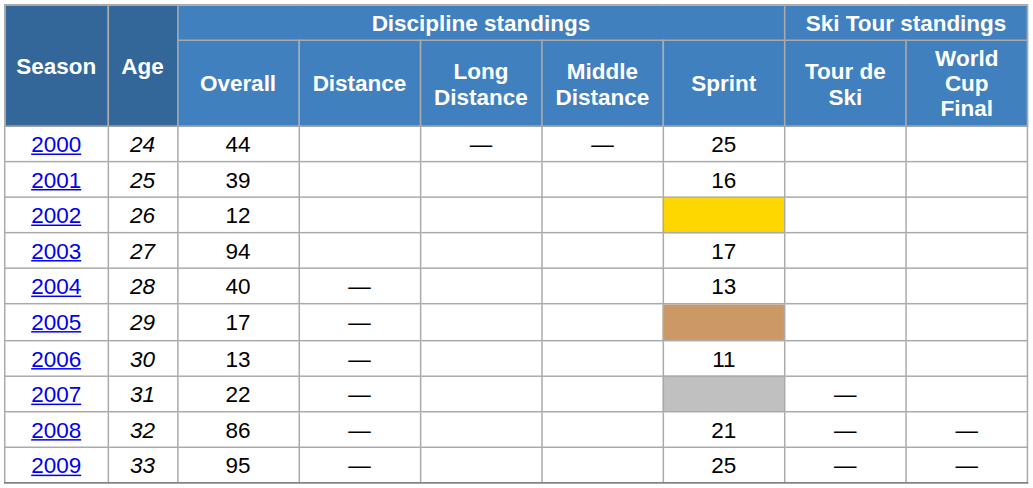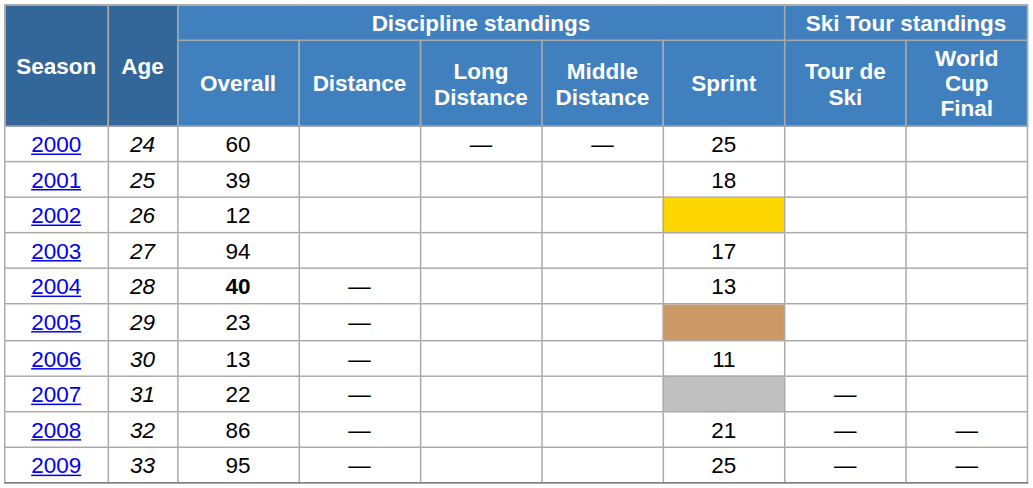(238, 144) 44 -> (238, 144) 60
(724, 180) 16 -> (724, 180) 18
(238, 287) normal -> (238, 287) bold
(238, 322) 17 -> (238, 322) 23
